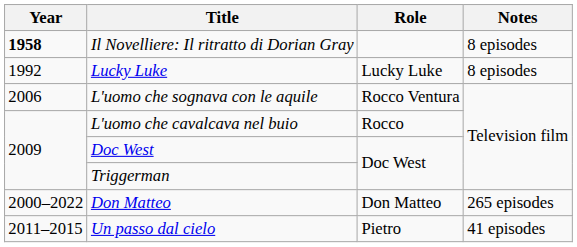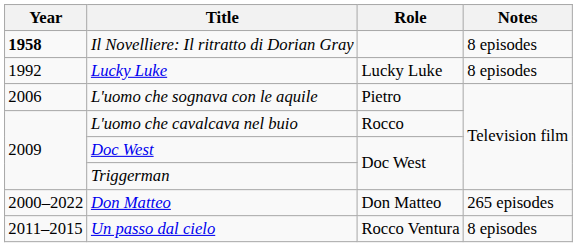(410, 96) Rocco Ventura -> (381, 96) Pietro
(381, 228) Pietro -> (410, 228) Rocco Ventura
(506, 228) 41 episodes -> (502, 228) 8 episodes
